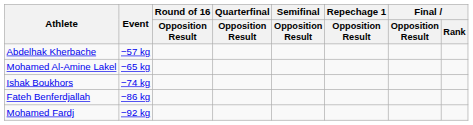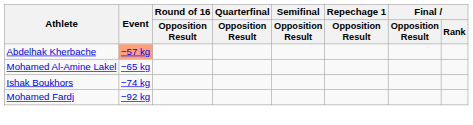(136, 52) no background -> (136, 52) lightsalmon background
- row: (48, 98)
